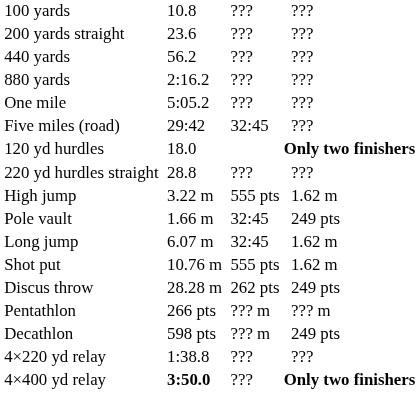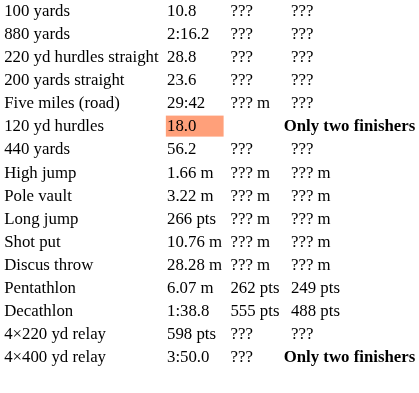rows swapped: (64, 33) <-> (37, 79)
rows swapped: (37, 56) <-> (81, 172)
- row: (35, 102)
(250, 126) 32:45 -> (250, 102) ??? m
(182, 149) no background -> (182, 126) lightsalmon background
(190, 195) 3.22 m -> (190, 172) 1.66 m
(255, 195) 555 pts -> (250, 172) ??? m
(314, 195) 1.62 m -> (311, 172) ??? m
(190, 218) 1.66 m -> (190, 195) 3.22 m
(250, 218) 32:45 -> (250, 195) ??? m
(315, 218) 249 pts -> (311, 195) ??? m
(190, 241) 6.07 m -> (192, 218) 266 pts
(250, 241) 32:45 -> (250, 218) ??? m
(314, 241) 1.62 m -> (311, 218) ??? m
(255, 264) 555 pts -> (250, 241) ??? m
(314, 264) 1.62 m -> (311, 241) ??? m
(255, 287) 262 pts -> (250, 264) ??? m
(315, 287) 249 pts -> (311, 264) ??? m
(192, 310) 266 pts -> (190, 287) 6.07 m
(250, 310) ??? m -> (255, 287) 262 pts
(311, 310) ??? m -> (315, 287) 249 pts
(192, 333) 598 pts -> (188, 310) 1:38.8
(250, 333) ??? m -> (255, 310) 555 pts
(315, 333) 249 pts -> (315, 310) 488 pts
(188, 357) 1:38.8 -> (192, 333) 598 pts
(189, 380) bold -> (188, 357) normal
